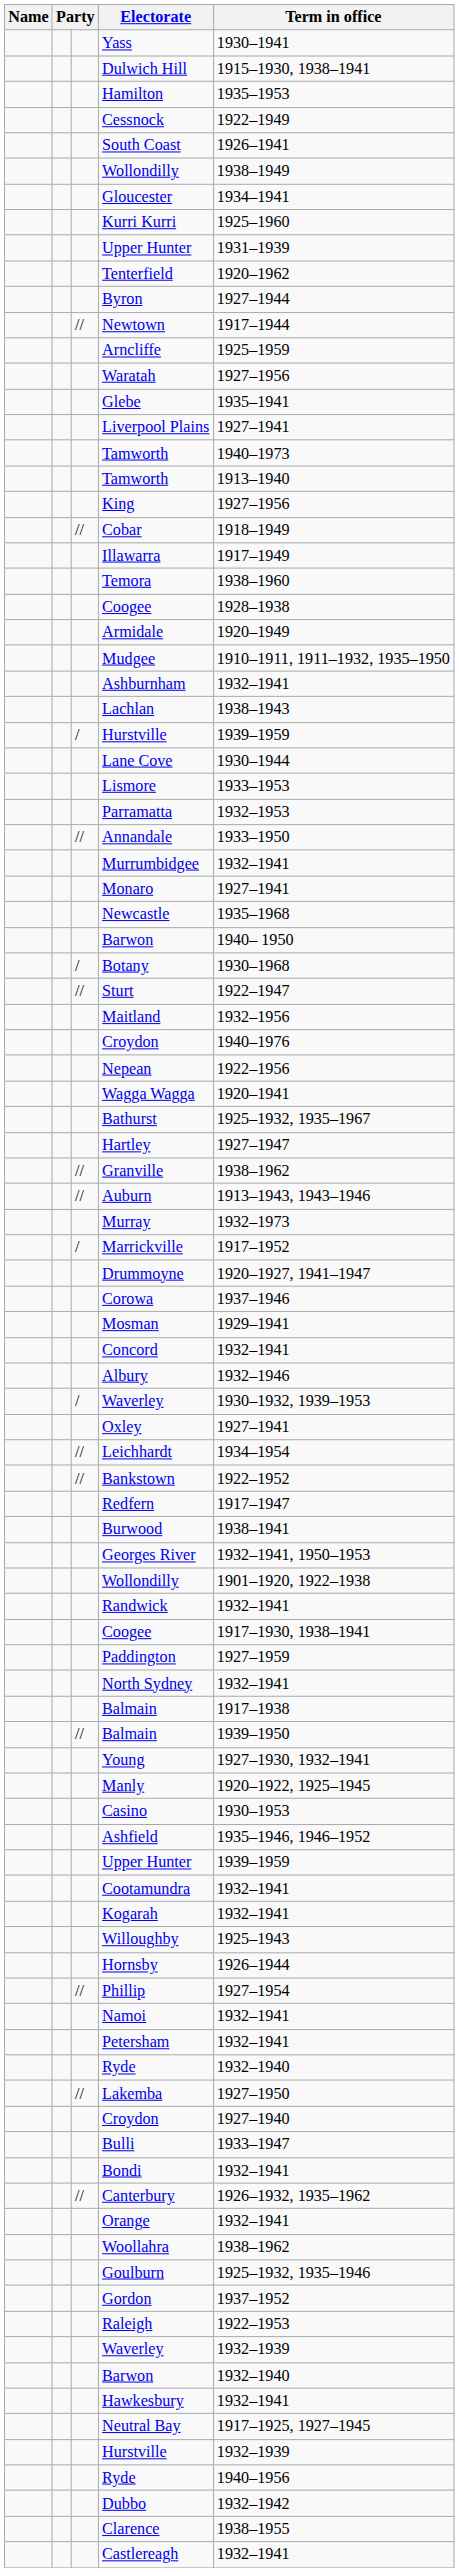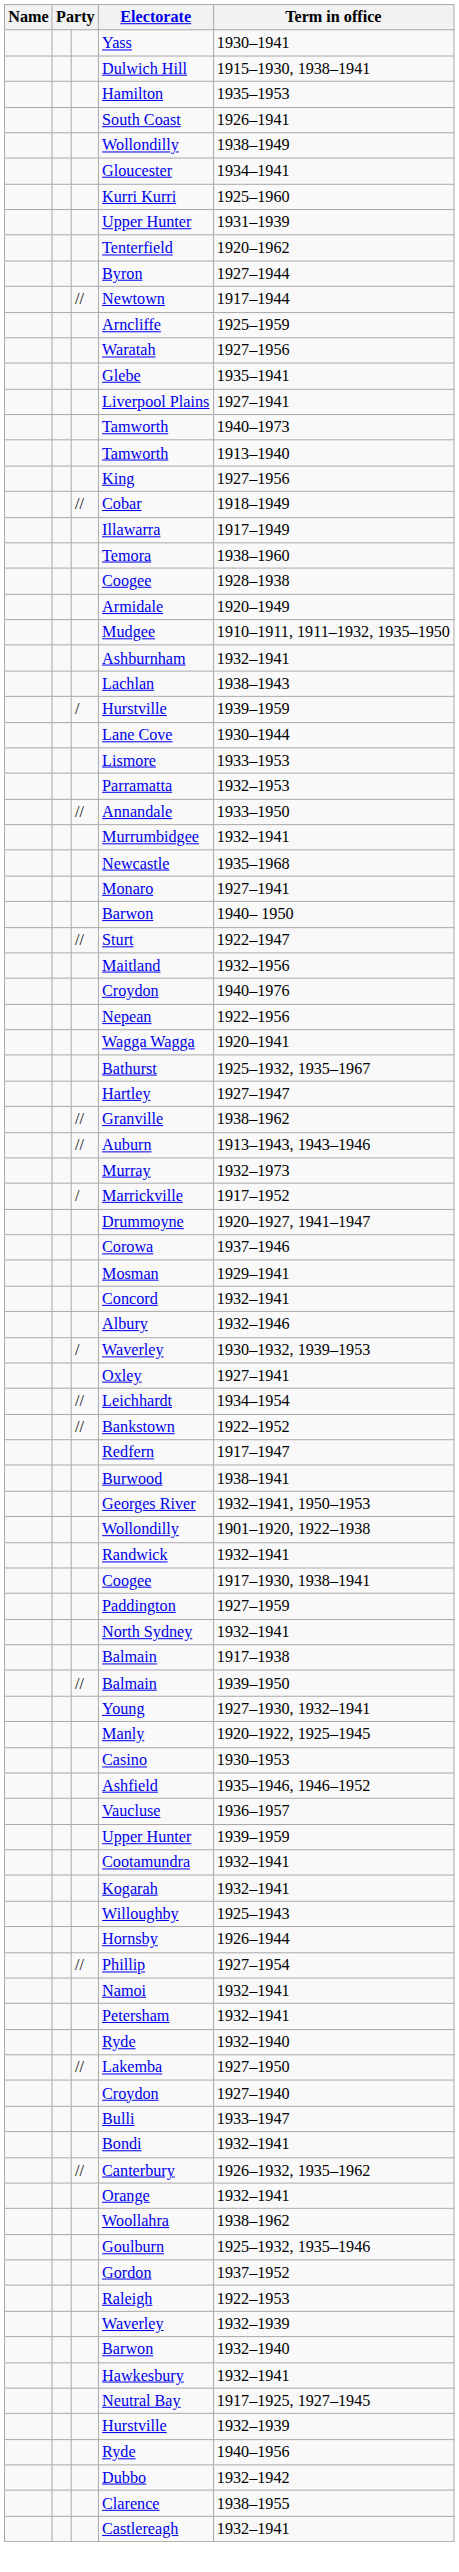- row: (85, 120)
rows swapped: (85, 914) <-> (85, 889)
- row: (77, 965)
+ row: (85, 1811)
